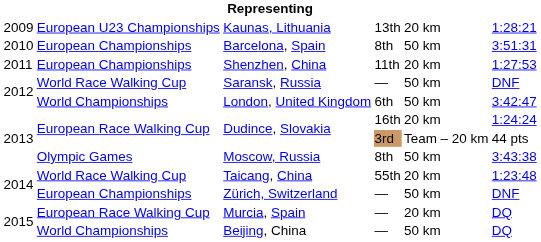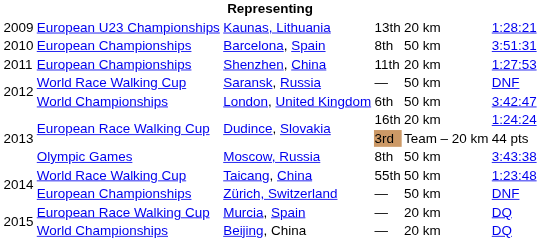(422, 175) 20 km -> (422, 175) 50 km
(422, 230) 50 km -> (422, 230) 20 km
